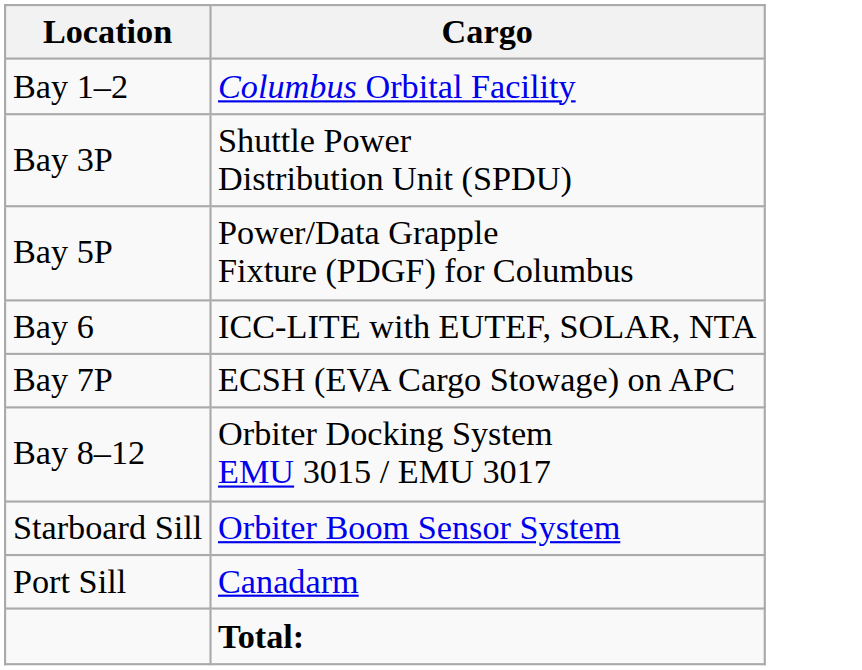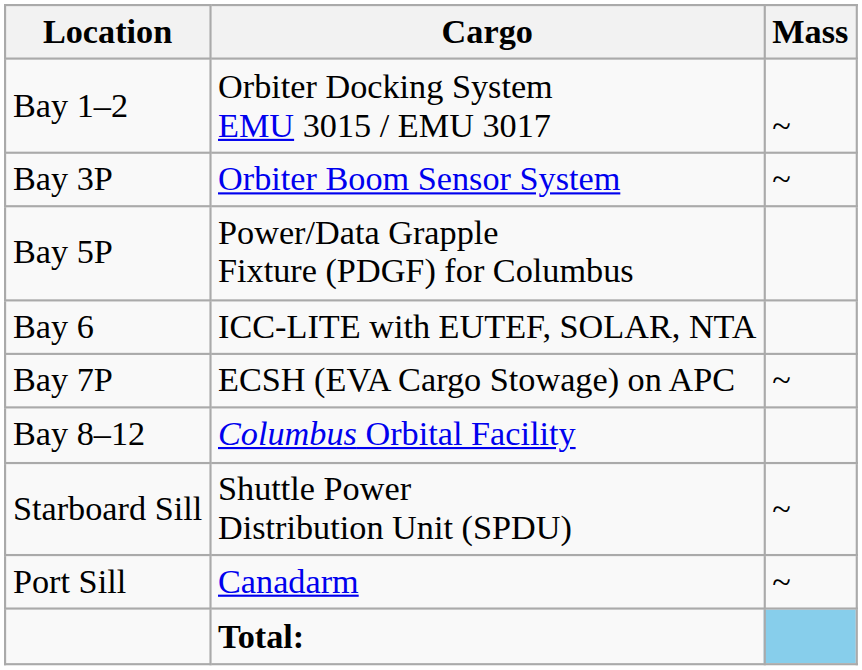+ column: (810, 31)
(397, 85) Columbus Orbital Facility -> (385, 105) Orbiter Docking System EMU 3015 / EMU 3017
(395, 159) Shuttle Power Distribution Unit (SPDU) -> (419, 178) Orbiter Boom Sensor System
(385, 453) Orbiter Docking System EMU 3015 / EMU 3017 -> (397, 434) Columbus Orbital Facility
(419, 527) Orbiter Boom Sensor System -> (395, 508) Shuttle Power Distribution Unit (SPDU)
